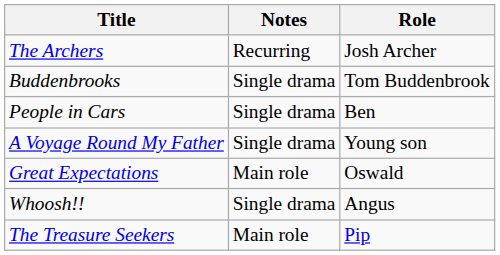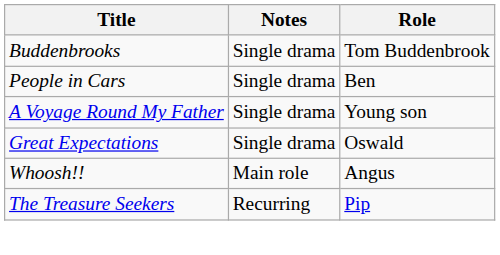- row: (56, 50)
(271, 173) Main role -> (284, 142) Single drama
(284, 204) Single drama -> (271, 173) Main role
(271, 234) Main role -> (271, 204) Recurring
